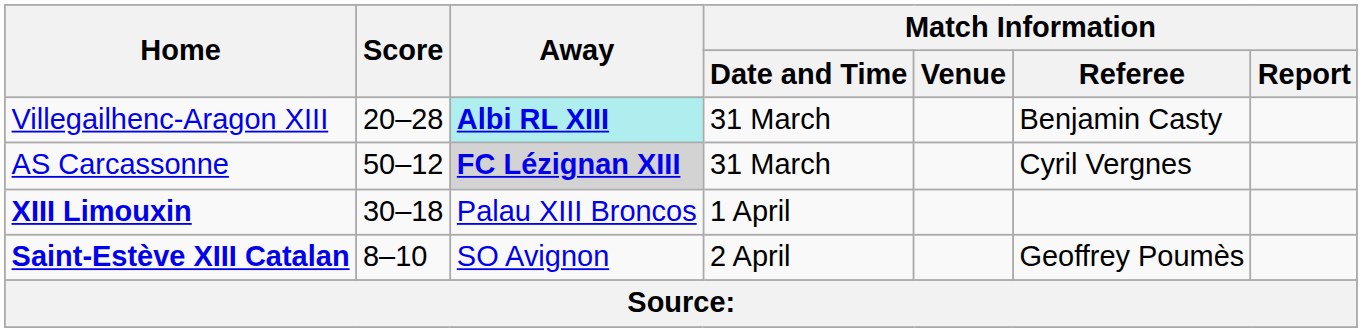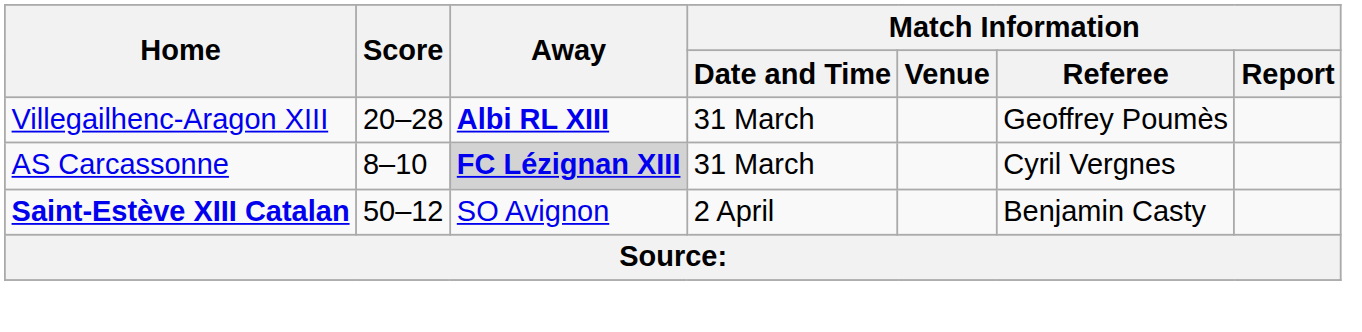(533, 119) paleturquoise background -> (533, 119) no background
(1121, 119) Benjamin Casty -> (1116, 119) Geoffrey Poumès
(403, 165) 50–12 -> (395, 165) 8–10
- row: (102, 211)
(395, 257) 8–10 -> (403, 211) 50–12
(1132, 257) Geoffrey Poumès -> (1105, 211) Benjamin Casty
